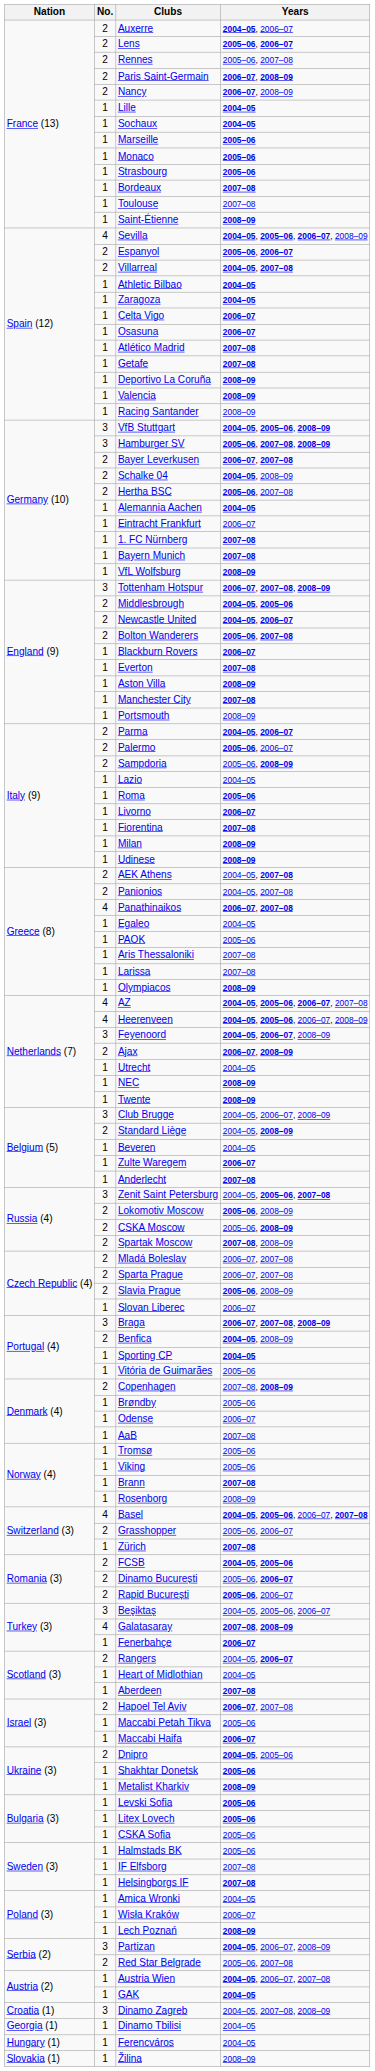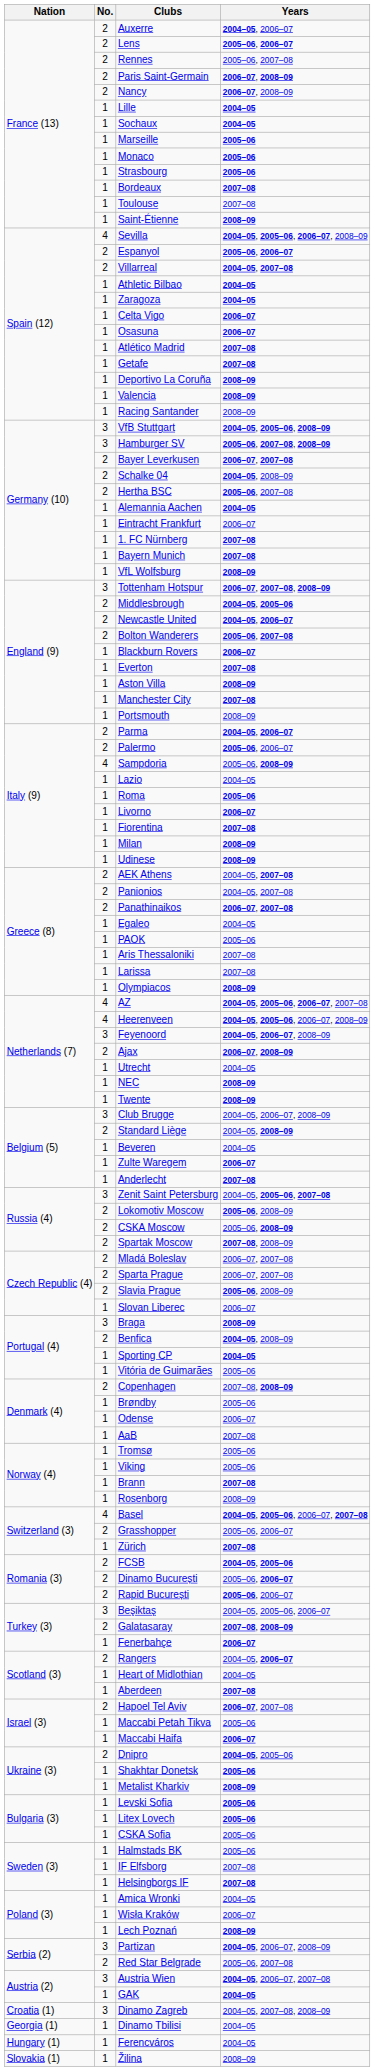(105, 763) 2 -> (105, 763) 4
(105, 907) 4 -> (105, 907) 2
(277, 1323) 2006–07, 2007–08, 2008–09 -> (239, 1323) 2008–09
(105, 1627) 4 -> (105, 1627) 2
(105, 1978) 1 -> (105, 1978) 3
